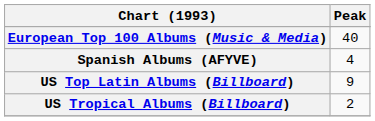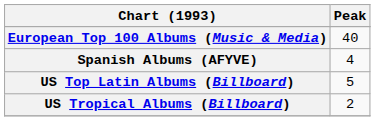(350, 82) 9 -> (350, 82) 5
